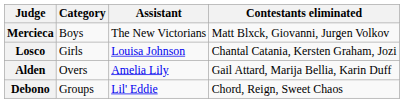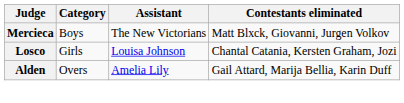- row: (30, 88)
